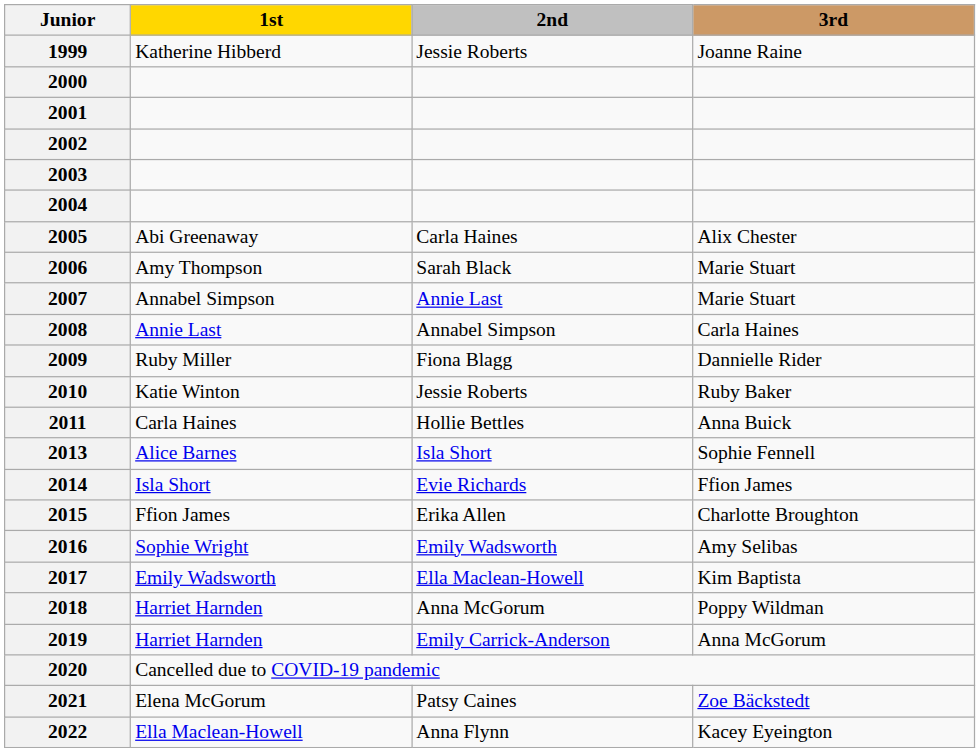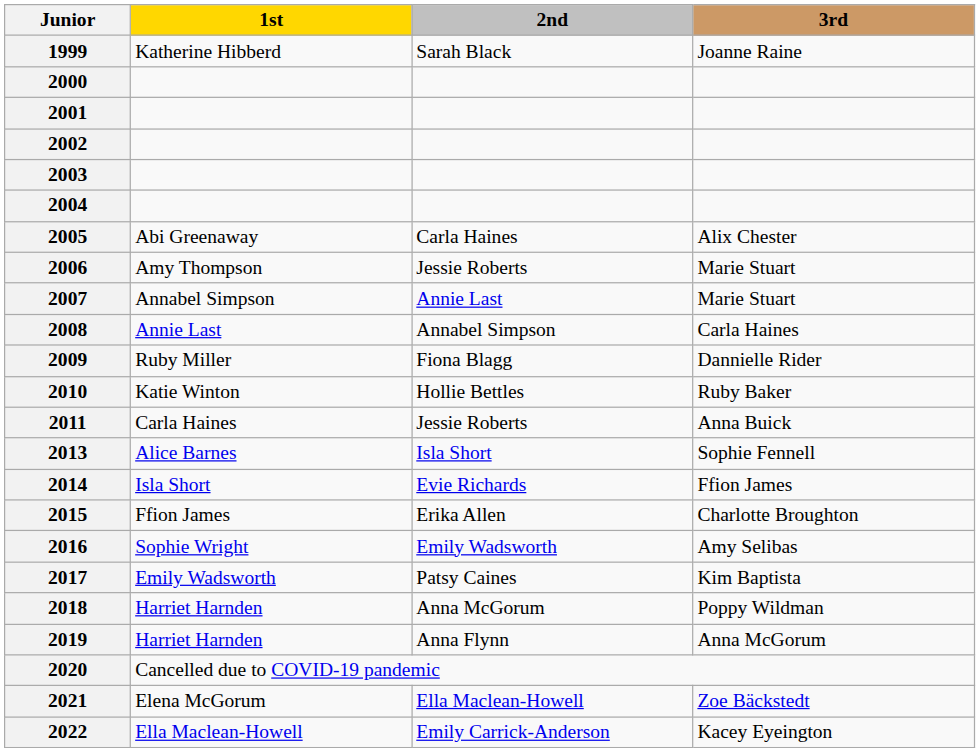(472, 50) Jessie Roberts -> (464, 50) Sarah Black
(464, 267) Sarah Black -> (472, 267) Jessie Roberts
(472, 391) Jessie Roberts -> (470, 391) Hollie Bettles
(470, 422) Hollie Bettles -> (472, 422) Jessie Roberts
(500, 577) Ella Maclean-Howell -> (466, 577) Patsy Caines
(513, 639) Emily Carrick-Anderson -> (463, 639) Anna Flynn
(466, 701) Patsy Caines -> (500, 701) Ella Maclean-Howell
(463, 732) Anna Flynn -> (513, 732) Emily Carrick-Anderson
